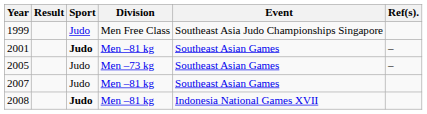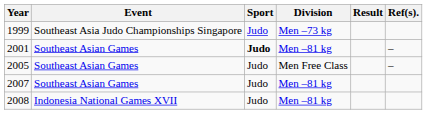columns swapped: (279, 13) <-> (49, 13)
(135, 30) Men Free Class -> (305, 30) Men –73 kg
(127, 65) Men –73 kg -> (313, 65) Men Free Class
(81, 100) bold -> (257, 100) normal
